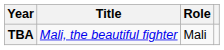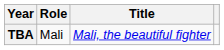columns swapped: (109, 14) <-> (197, 14)
